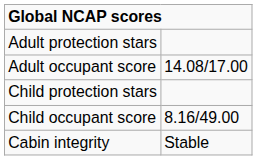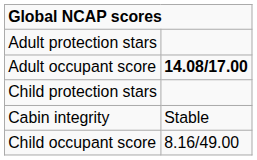(206, 67) normal -> (206, 67) bold
rows swapped: (82, 117) <-> (59, 142)
